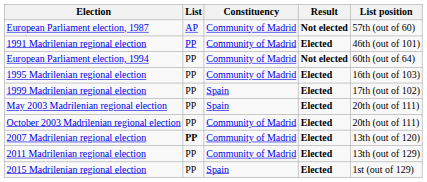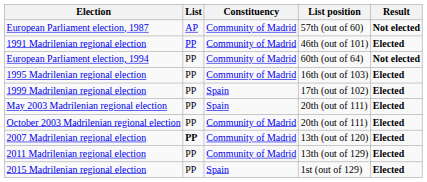columns swapped: (386, 12) <-> (324, 12)
